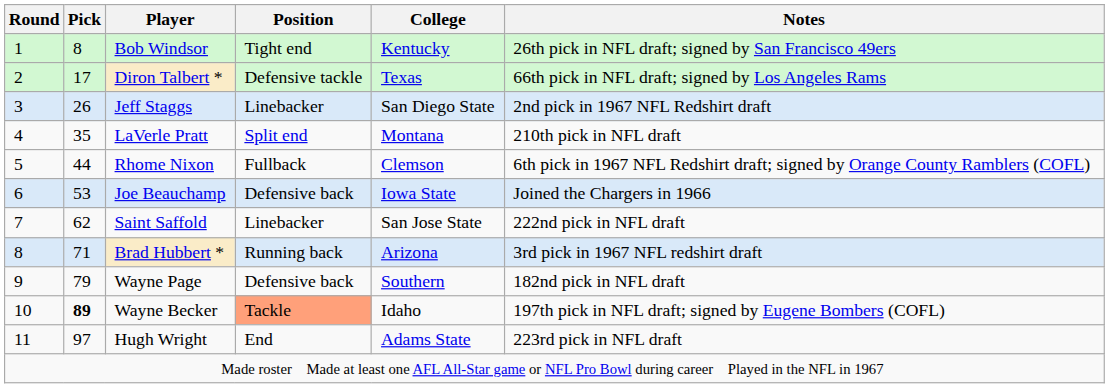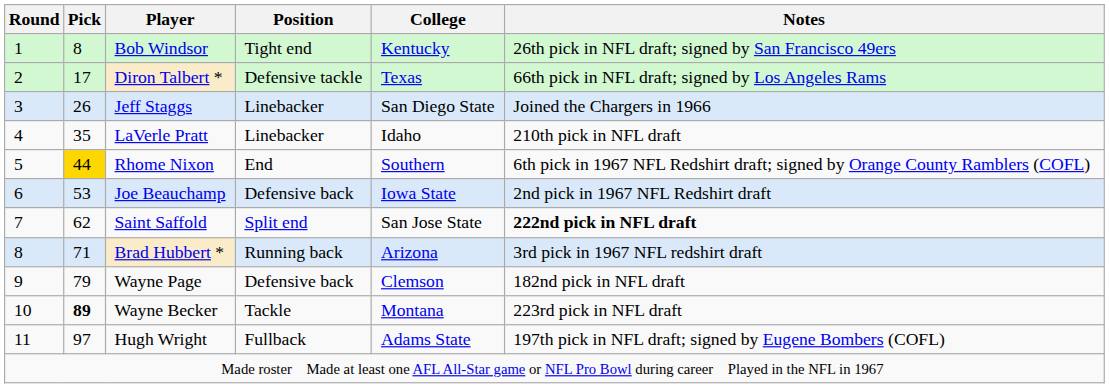(642, 106) 2nd pick in 1967 NFL Redshirt draft -> (612, 106) Joined the Chargers in 1966
(276, 135) Split end -> (284, 135) Linebacker
(412, 135) Montana -> (401, 135) Idaho
(82, 164) no background -> (82, 164) gold background
(275, 164) Fullback -> (259, 164) End
(412, 164) Clemson -> (413, 164) Southern
(612, 193) Joined the Chargers in 1966 -> (642, 193) 2nd pick in 1967 NFL Redshirt draft
(284, 222) Linebacker -> (276, 222) Split end
(599, 222) normal -> (605, 222) bold
(413, 280) Southern -> (412, 280) Clemson
(268, 309) lightsalmon background -> (268, 309) no background
(401, 309) Idaho -> (412, 309) Montana
(729, 309) 197th pick in NFL draft; signed by Eugene Bombers (COFL) -> (598, 309) 223rd pick in NFL draft
(259, 339) End -> (275, 339) Fullback
(598, 339) 223rd pick in NFL draft -> (729, 339) 197th pick in NFL draft; signed by Eugene Bombers (COFL)
